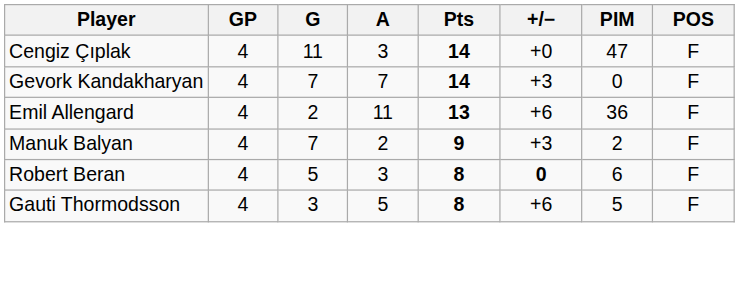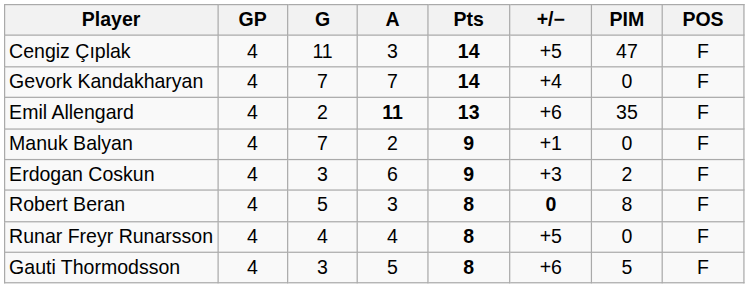(541, 50) +0 -> (551, 50) +5
(541, 81) +3 -> (551, 81) +4
(383, 112) normal -> (393, 112) bold
(617, 112) 36 -> (627, 112) 35
(541, 143) +3 -> (551, 143) +1
(617, 143) 2 -> (627, 143) 0
+ row: (82, 174)
(617, 174) 6 -> (627, 205) 8
+ row: (111, 236)
